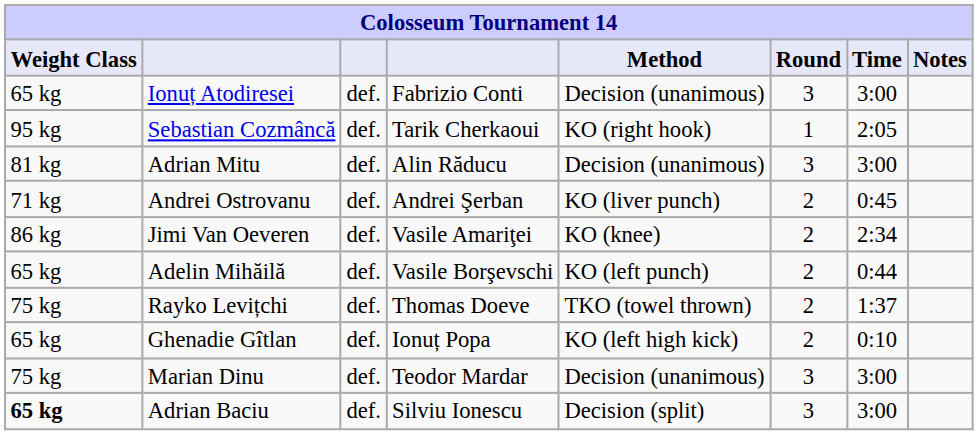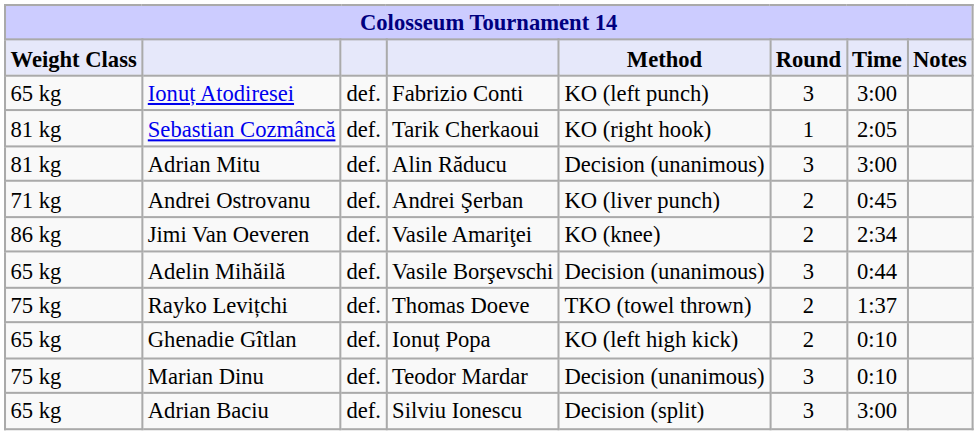(665, 93) Decision (unanimous) -> (637, 93) KO (left punch)
(36, 129) 95 kg -> (36, 129) 81 kg
(637, 270) KO (left punch) -> (665, 270) Decision (unanimous)
(808, 270) 2 -> (808, 270) 3
(877, 376) 3:00 -> (877, 376) 0:10
(37, 411) bold -> (36, 411) normal
